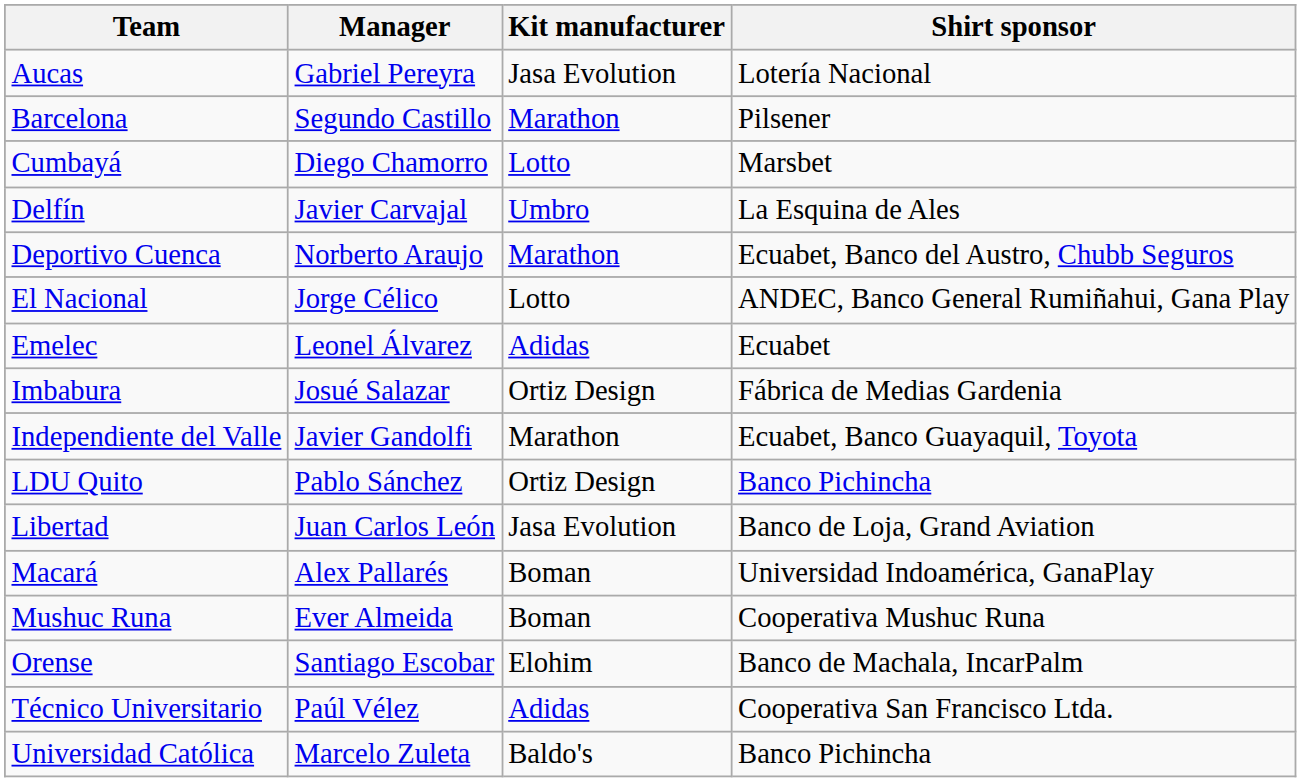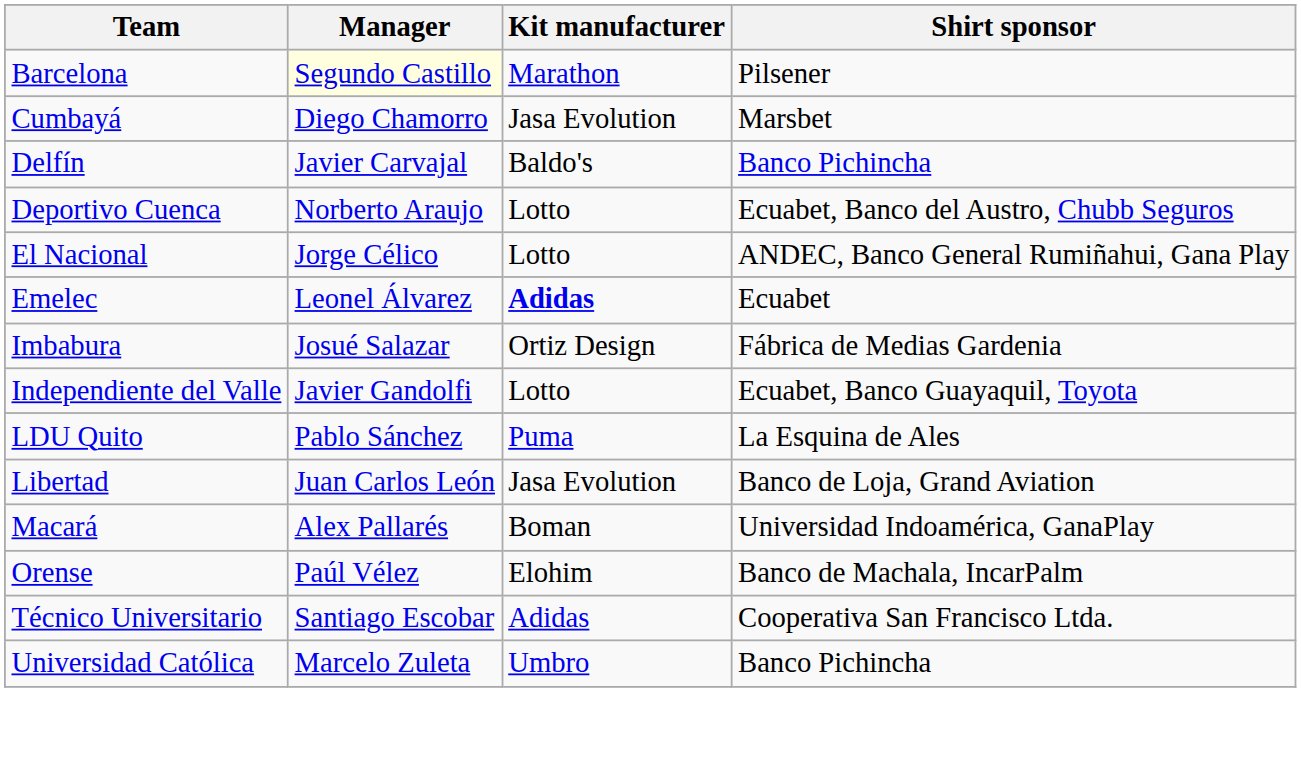- row: (47, 72)
(393, 118) no background -> (393, 72) lightyellow background
(539, 163) Lotto -> (592, 118) Jasa Evolution
(549, 208) Umbro -> (551, 163) Baldo's
(849, 208) La Esquina de Ales -> (835, 163) Banco Pichincha
(564, 254) Marathon -> (539, 208) Lotto
(549, 345) normal -> (551, 299) bold
(564, 436) Marathon -> (539, 390) Lotto
(582, 481) Ortiz Design -> (541, 436) Puma
(835, 481) Banco Pichincha -> (849, 436) La Esquina de Ales
- row: (91, 617)
(394, 663) Santiago Escobar -> (357, 572) Paúl Vélez
(357, 708) Paúl Vélez -> (394, 617) Santiago Escobar
(551, 753) Baldo's -> (549, 663) Umbro
